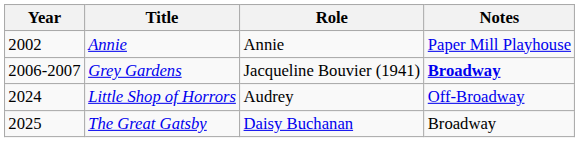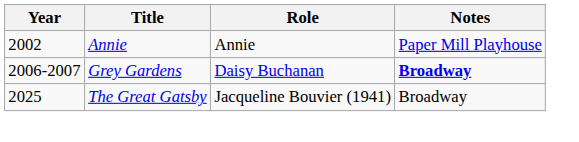(332, 70) Jacqueline Bouvier (1941) -> (269, 70) Daisy Buchanan
- row: (162, 96)
(298, 123) Daisy Buchanan -> (303, 96) Jacqueline Bouvier (1941)
